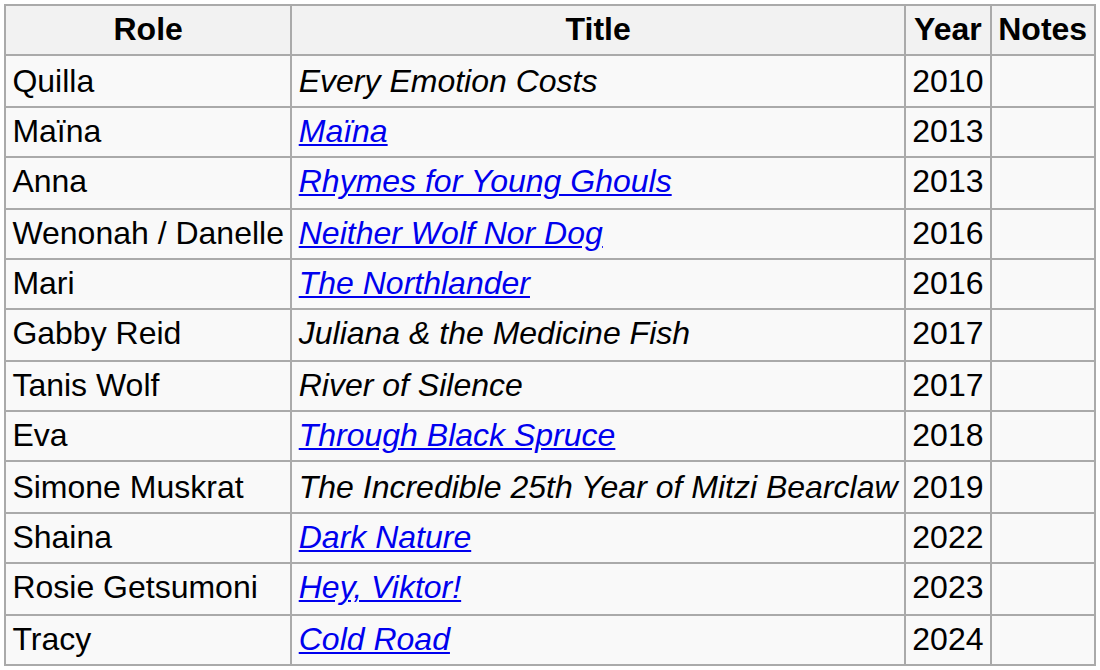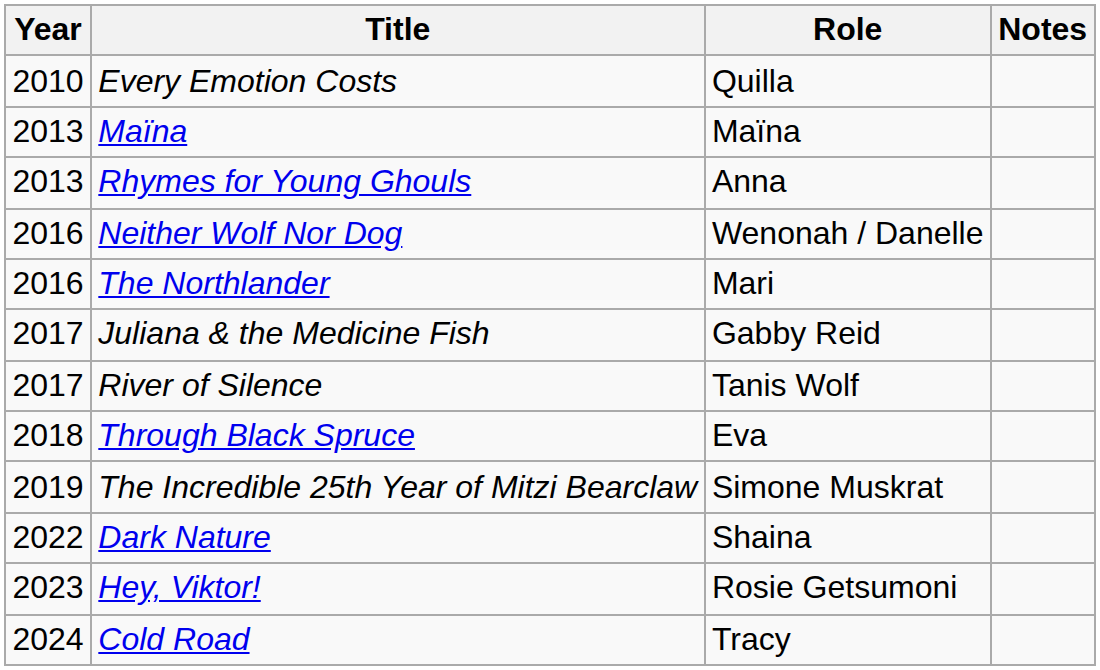columns swapped: (948, 29) <-> (148, 29)
